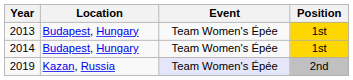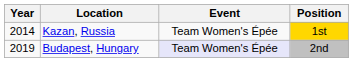- row: (22, 31)
(91, 49) Budapest, Hungary -> (79, 31) Kazan, Russia
(79, 67) Kazan, Russia -> (91, 49) Budapest, Hungary
